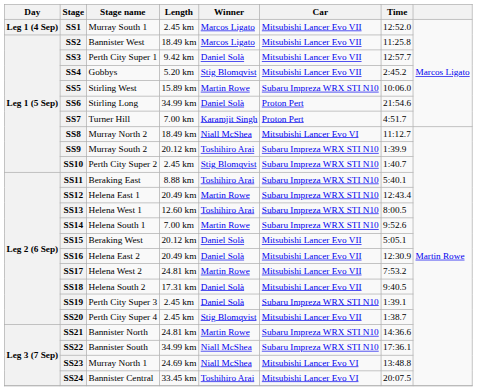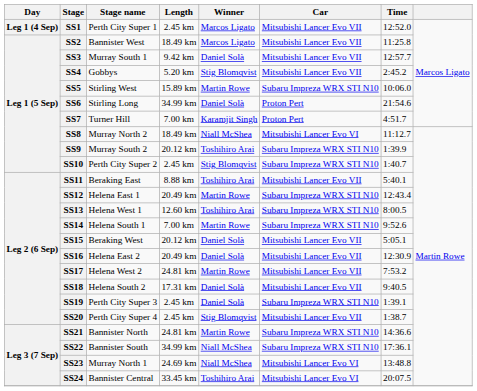(118, 26) Murray South 1 -> (123, 26) Perth City Super 1
(123, 57) Perth City Super 1 -> (118, 57) Murray South 1
(320, 179) Subaru Impreza WRX STI N10 -> (312, 179) Mitsubishi Lancer Evo VII
